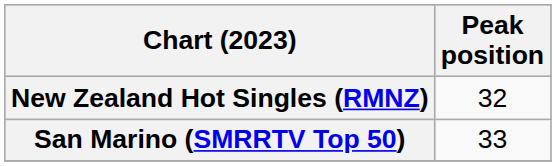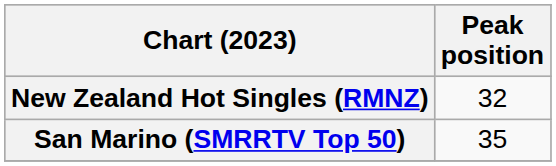(492, 139) 33 -> (492, 139) 35
